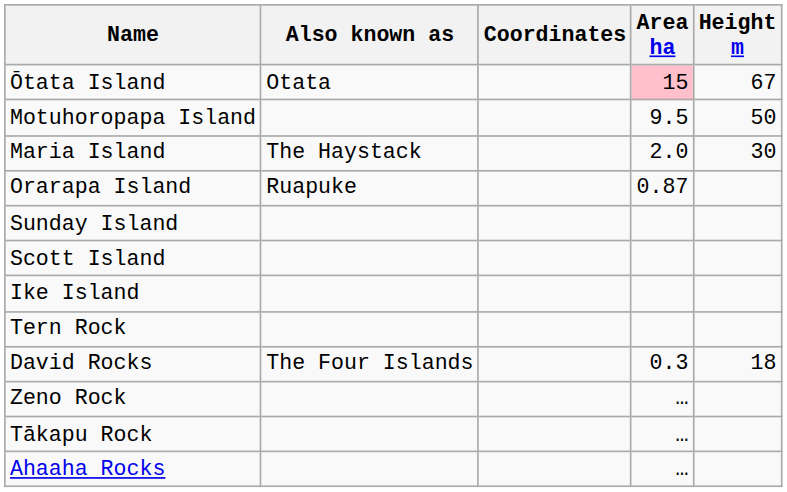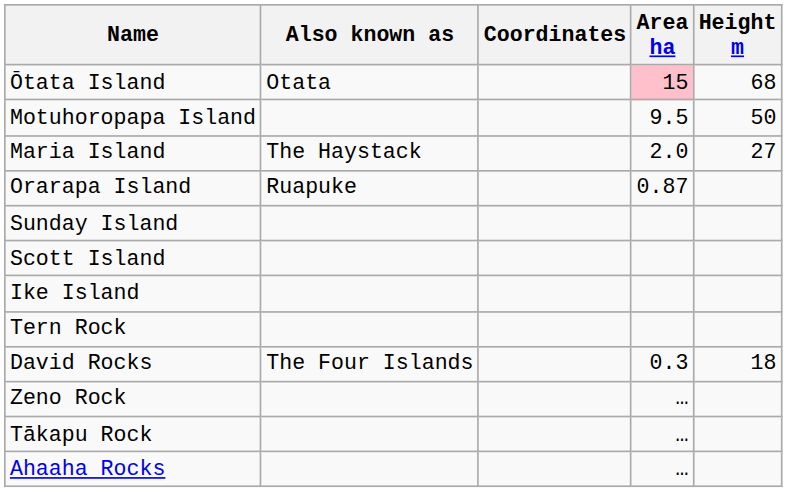(763, 82) 67 -> (763, 82) 68
(763, 153) 30 -> (763, 153) 27
